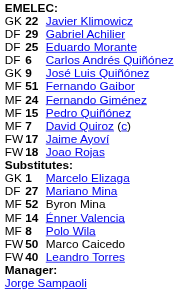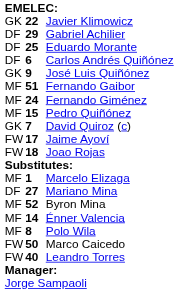(13, 126) MF -> (13, 126) GK
(13, 178) GK -> (13, 178) MF
